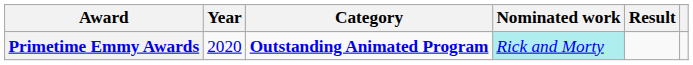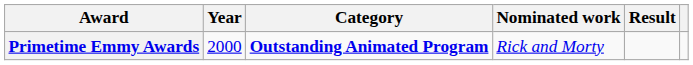(224, 45) 2020 -> (224, 45) 2000
(550, 45) paleturquoise background -> (550, 45) no background
